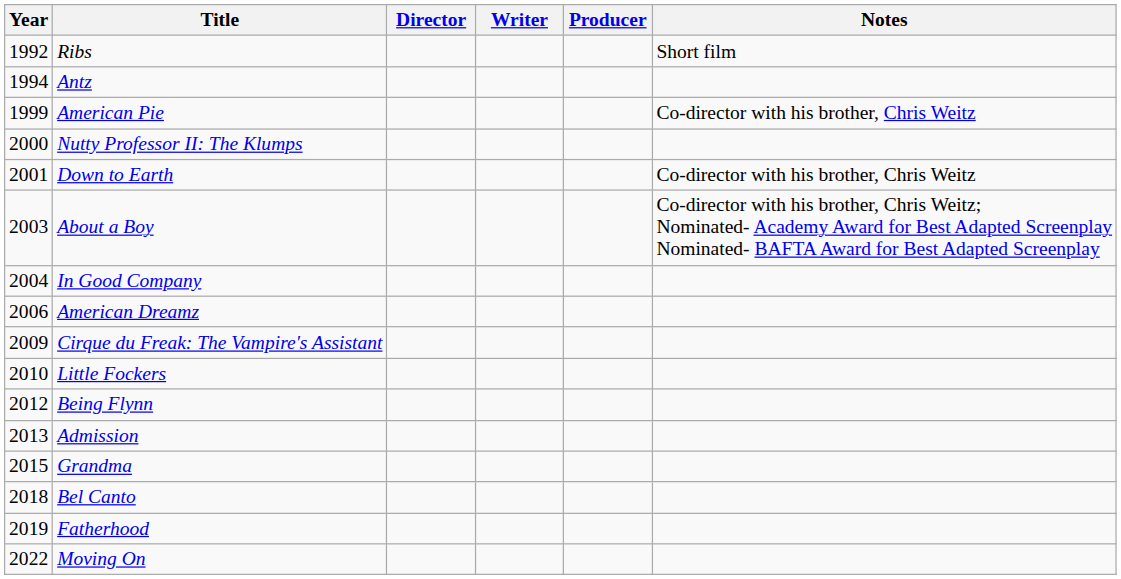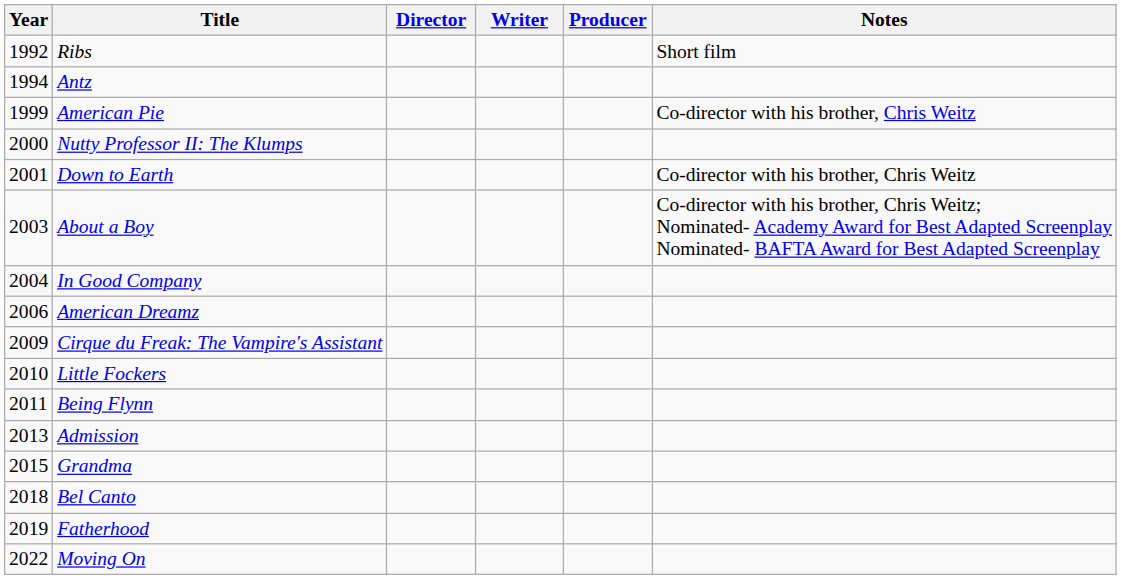(29, 404) 2012 -> (28, 404) 2011
